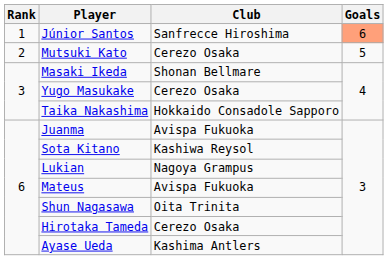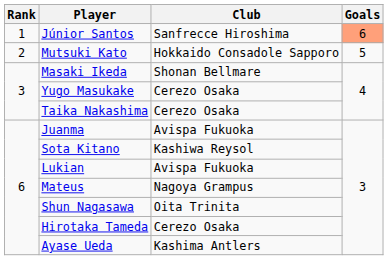(197, 53) Cerezo Osaka -> (246, 53) Hokkaido Consadole Sapporo
(246, 110) Hokkaido Consadole Sapporo -> (197, 110) Cerezo Osaka
(204, 168) Nagoya Grampus -> (204, 168) Avispa Fukuoka
(204, 188) Avispa Fukuoka -> (204, 188) Nagoya Grampus
